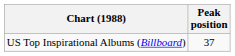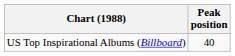(209, 42) 37 -> (209, 42) 40
